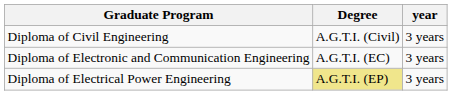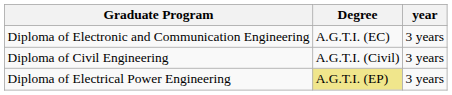rows swapped: (88, 36) <-> (158, 57)
